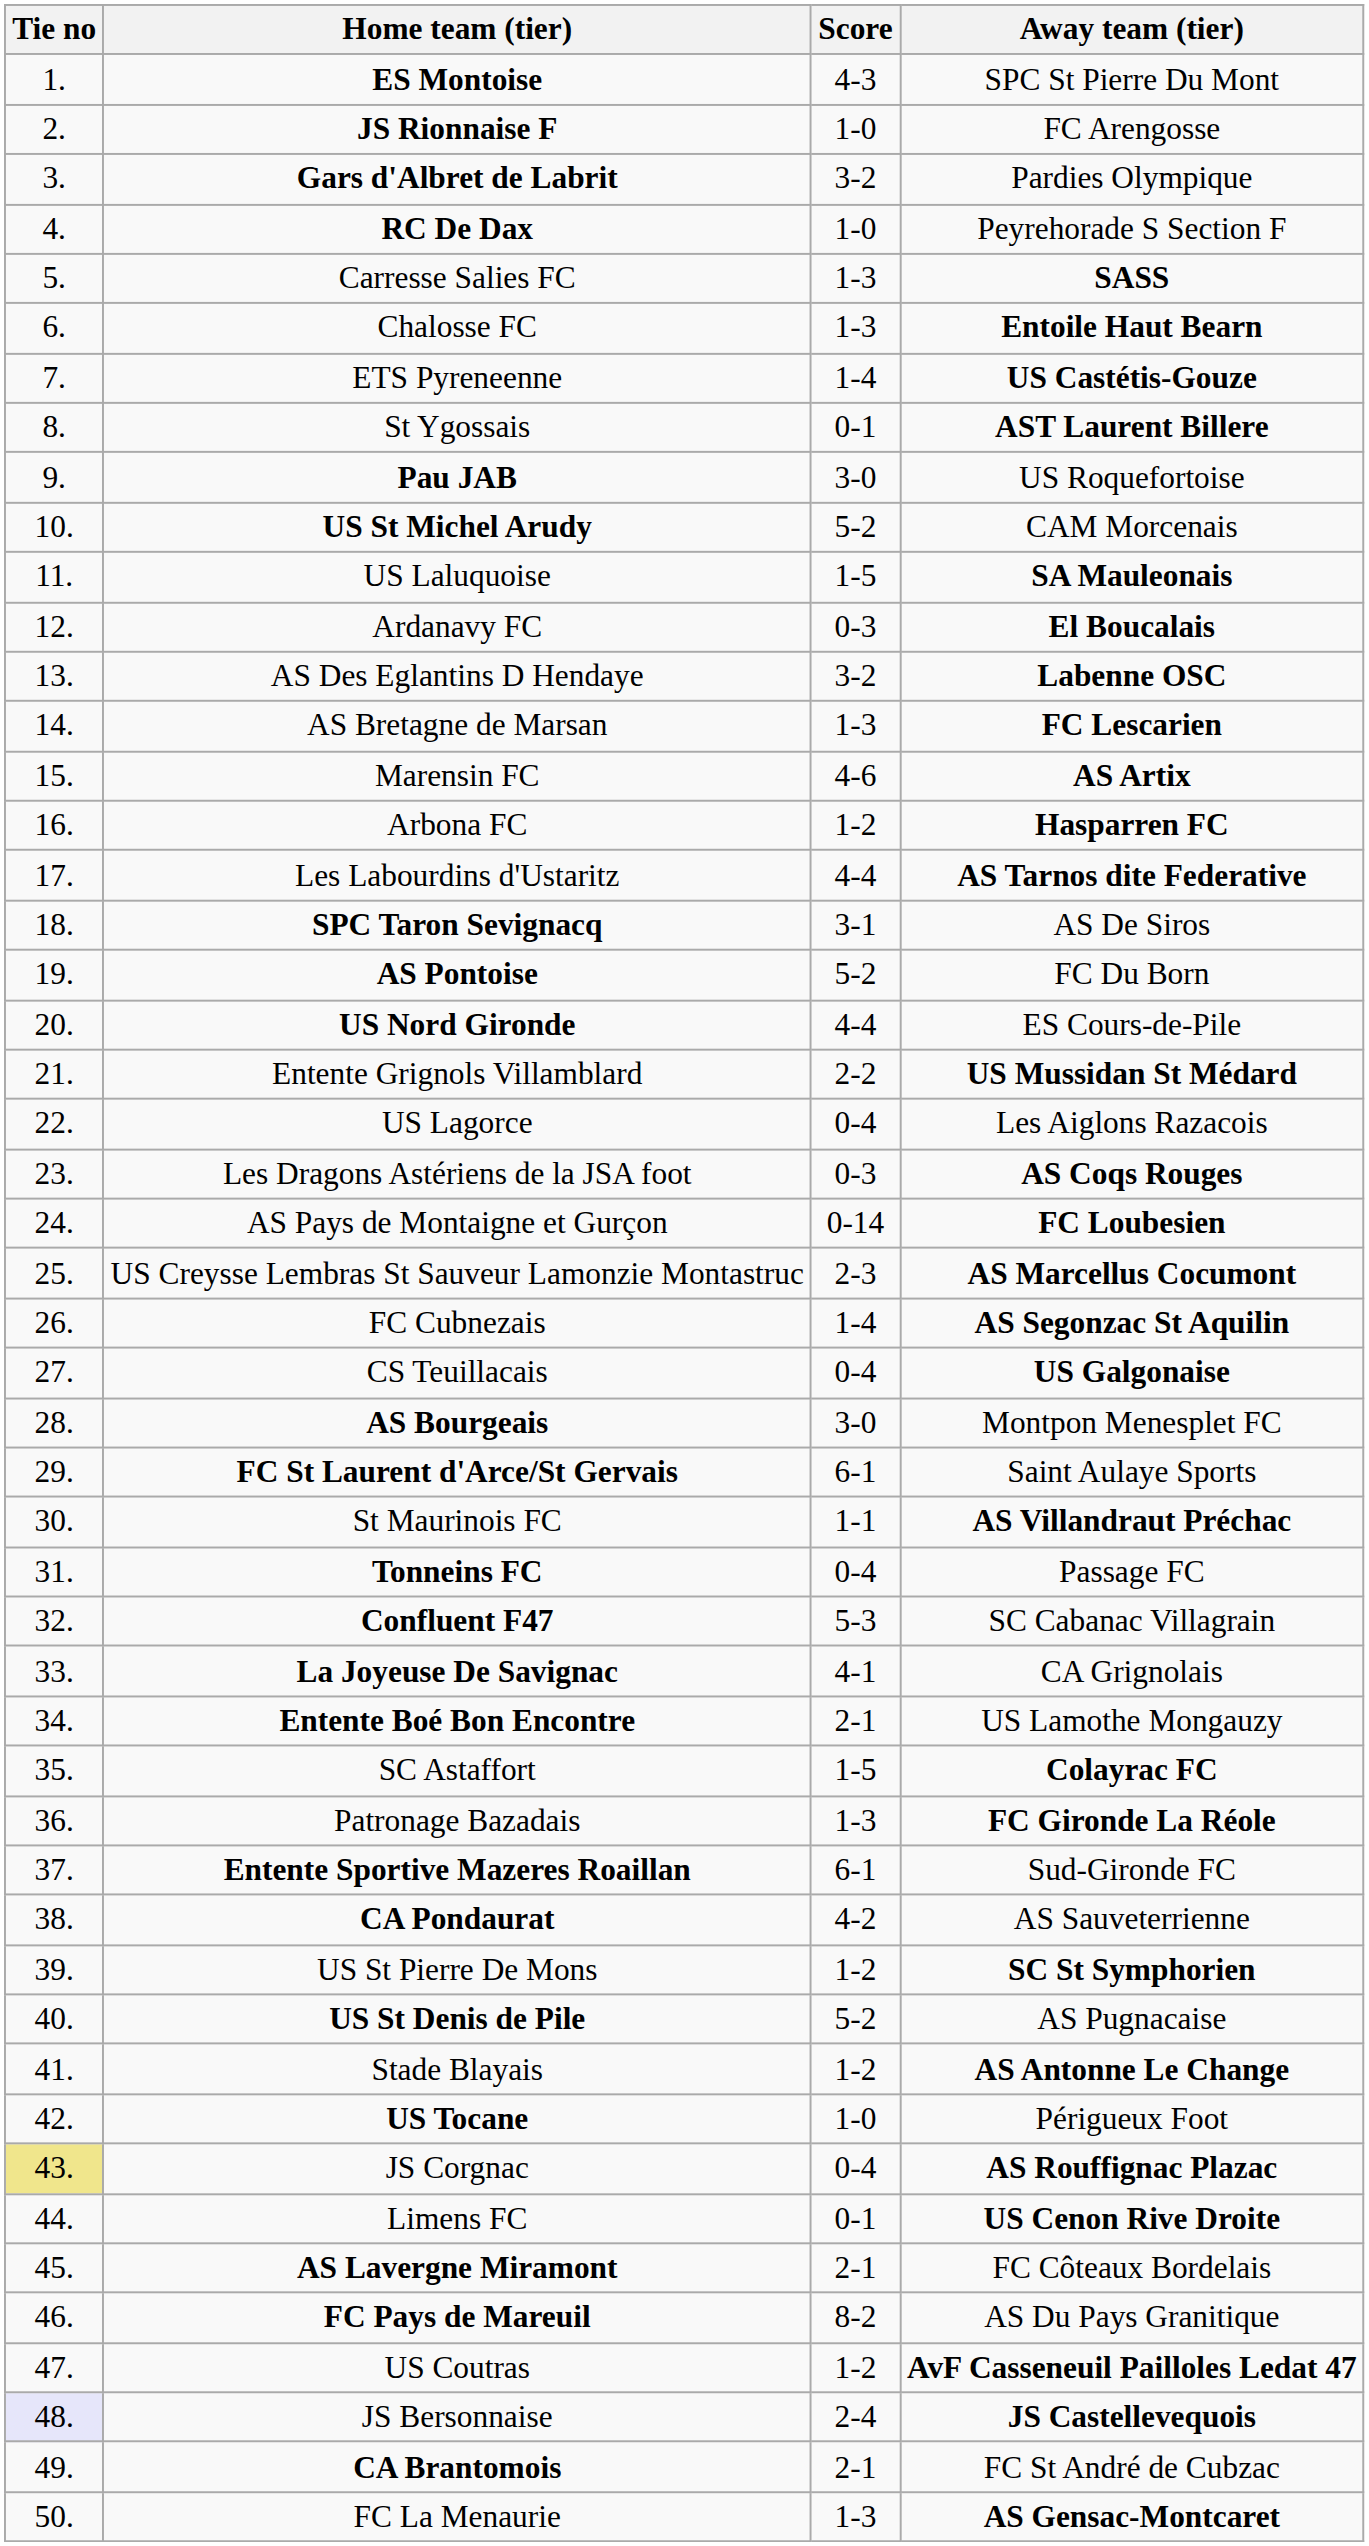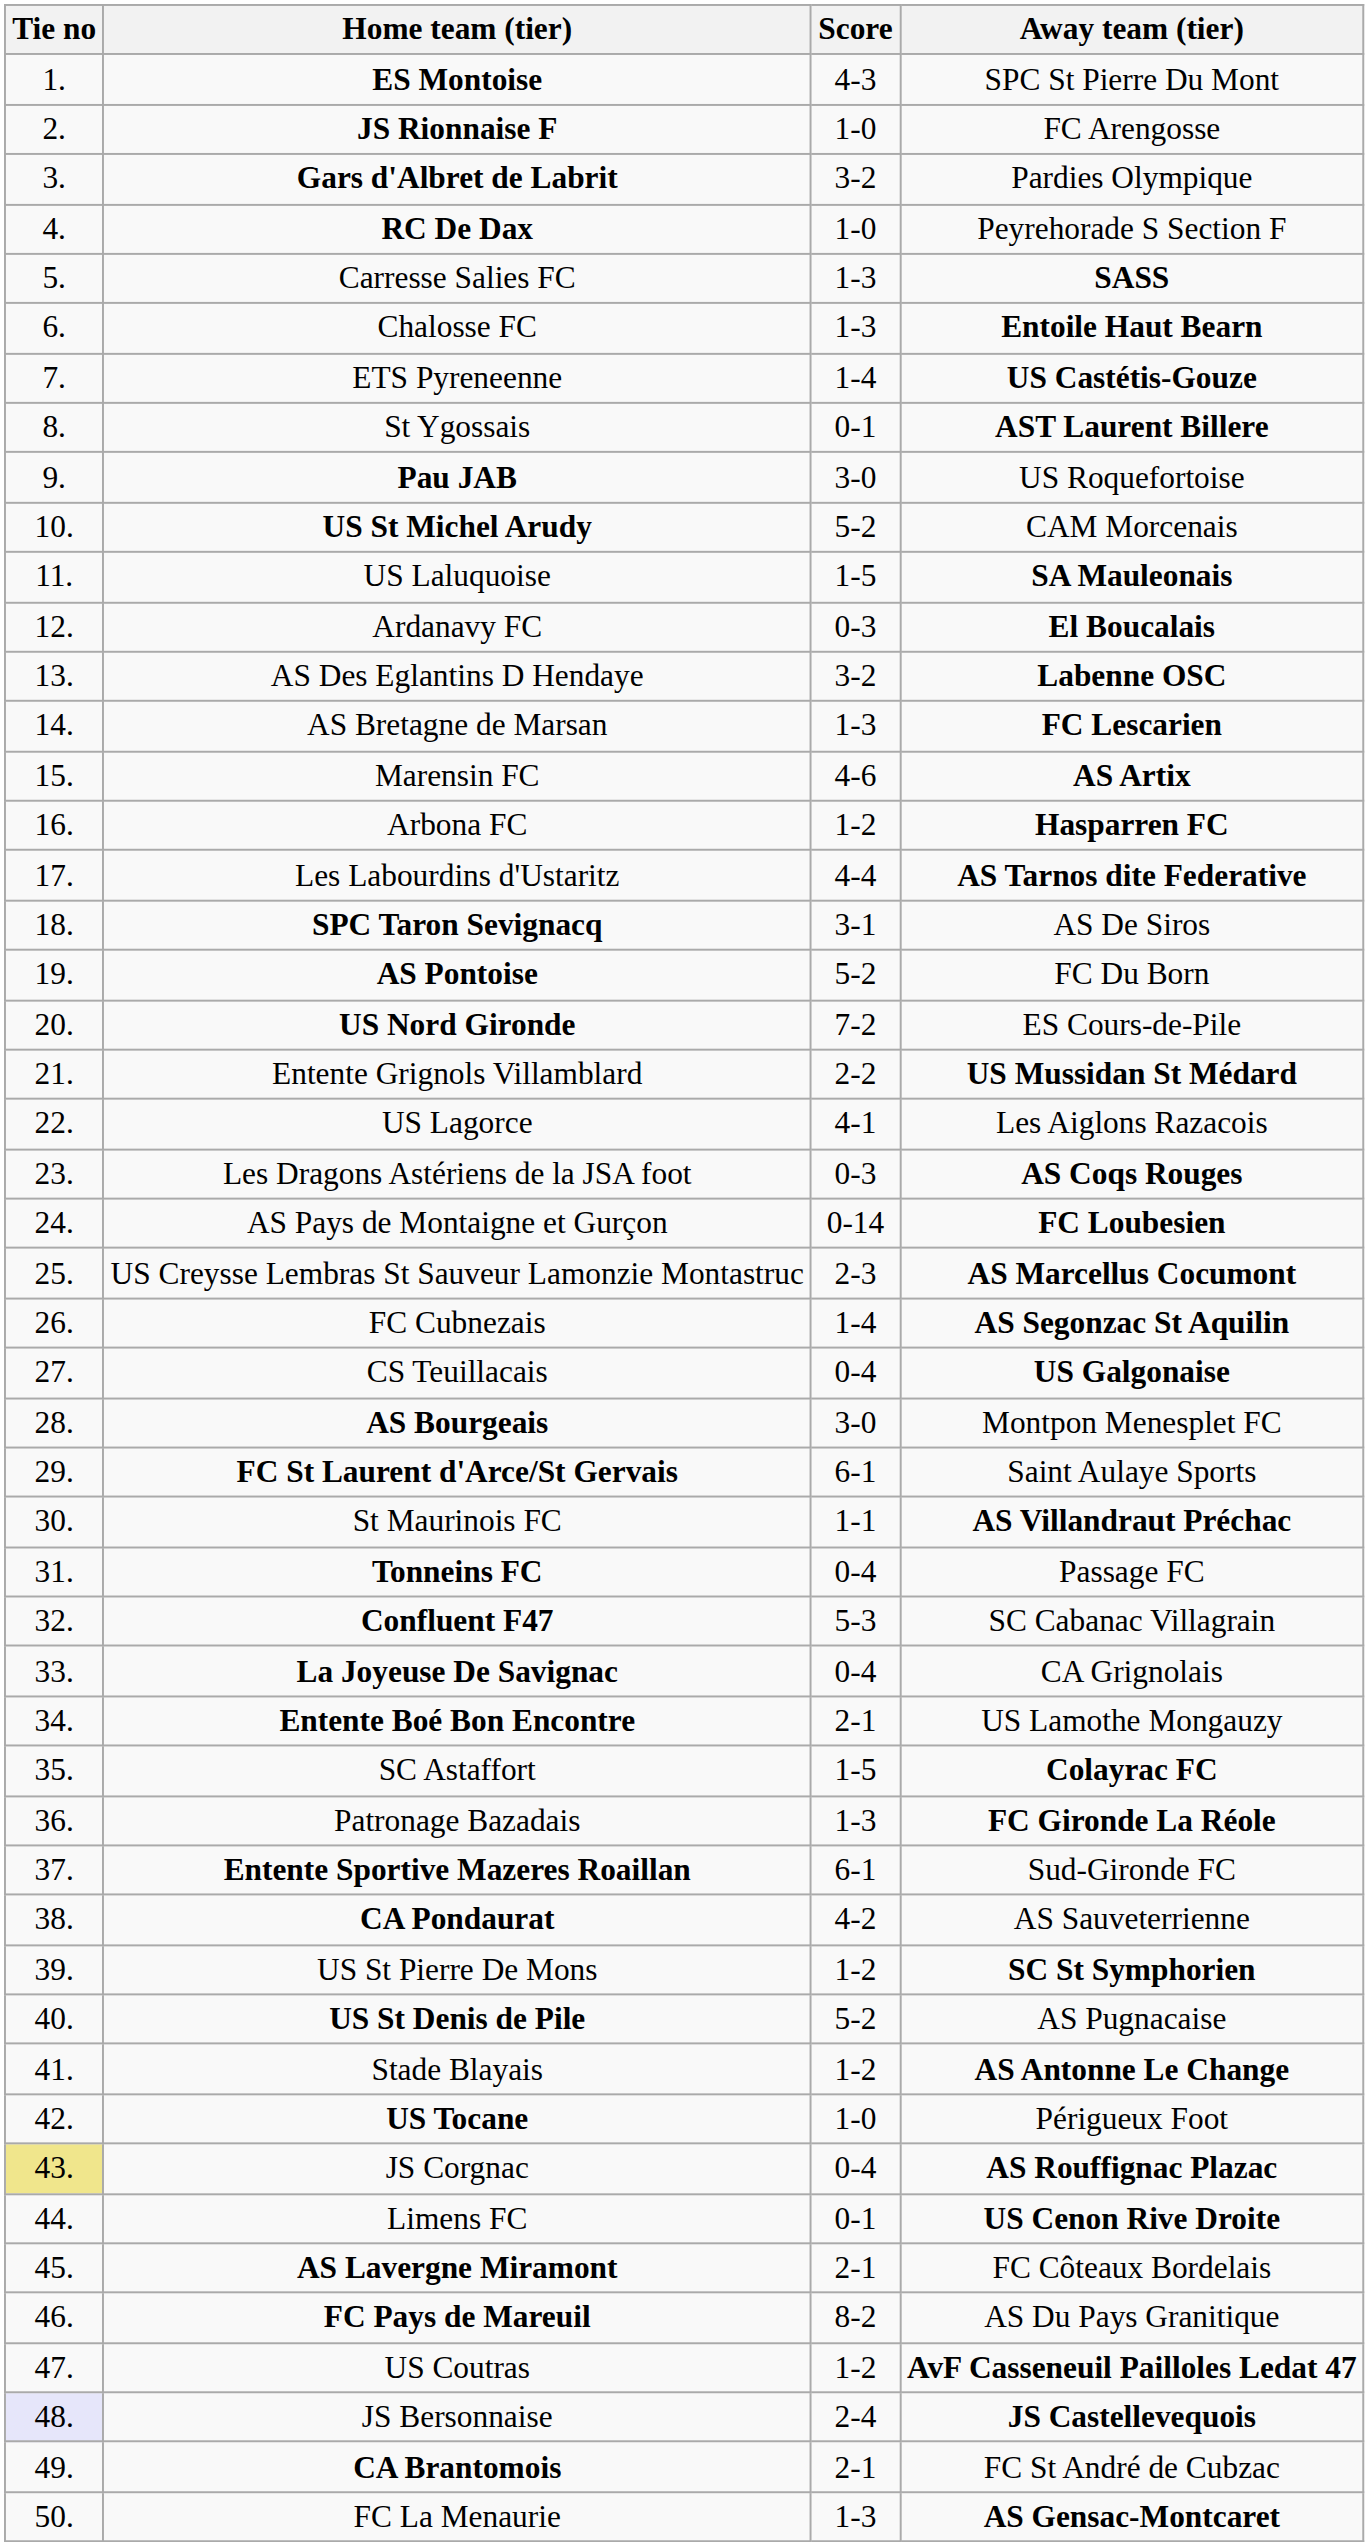(855, 1024) 4-4 -> (855, 1024) 7-2
(855, 1123) 0-4 -> (855, 1123) 4-1
(855, 1670) 4-1 -> (855, 1670) 0-4
